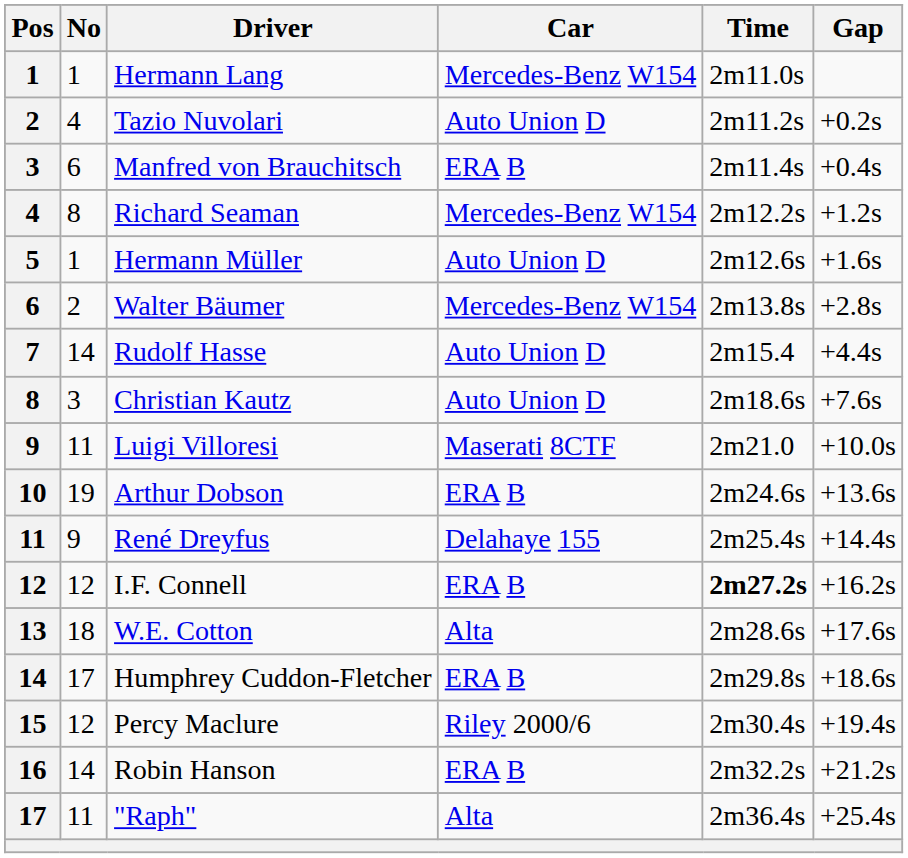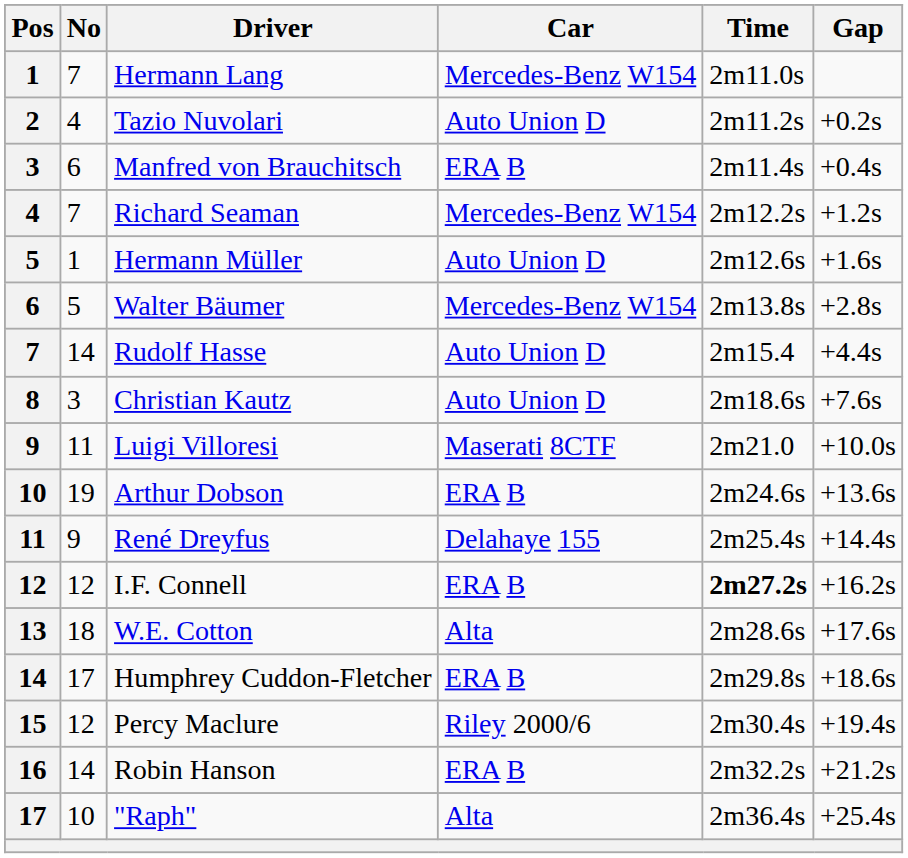(74, 74) 1 -> (74, 74) 7
(74, 213) 8 -> (74, 213) 7
(74, 306) 2 -> (74, 306) 5
(80, 816) 11 -> (81, 816) 10
